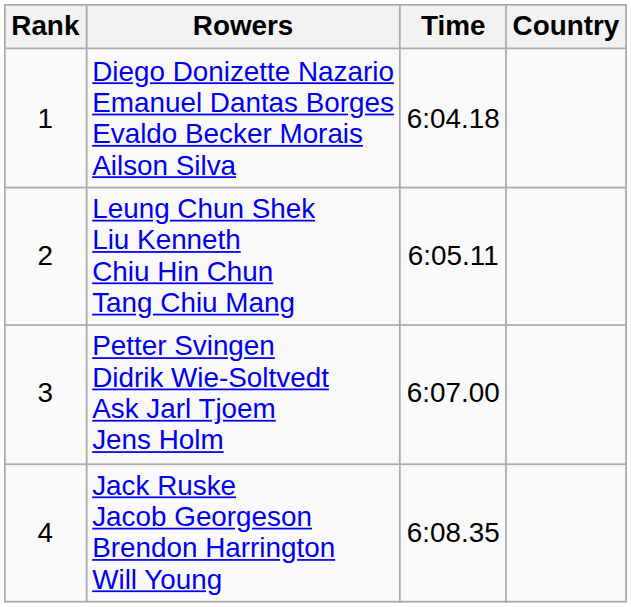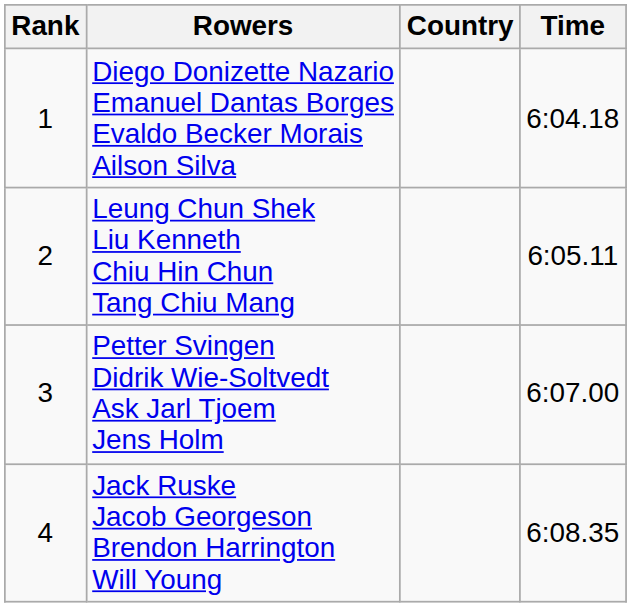columns swapped: (566, 26) <-> (453, 26)
